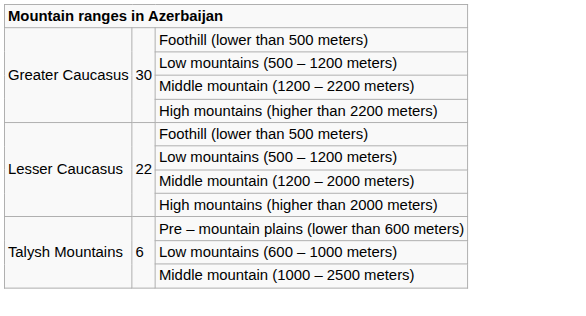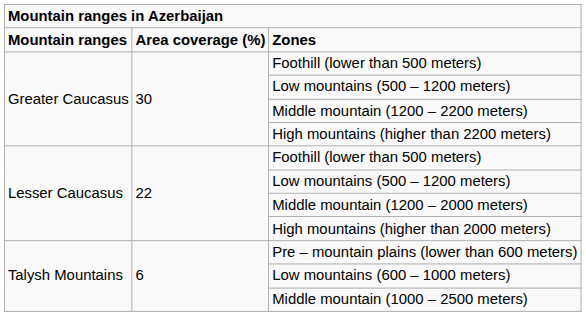+ row: (67, 39)
